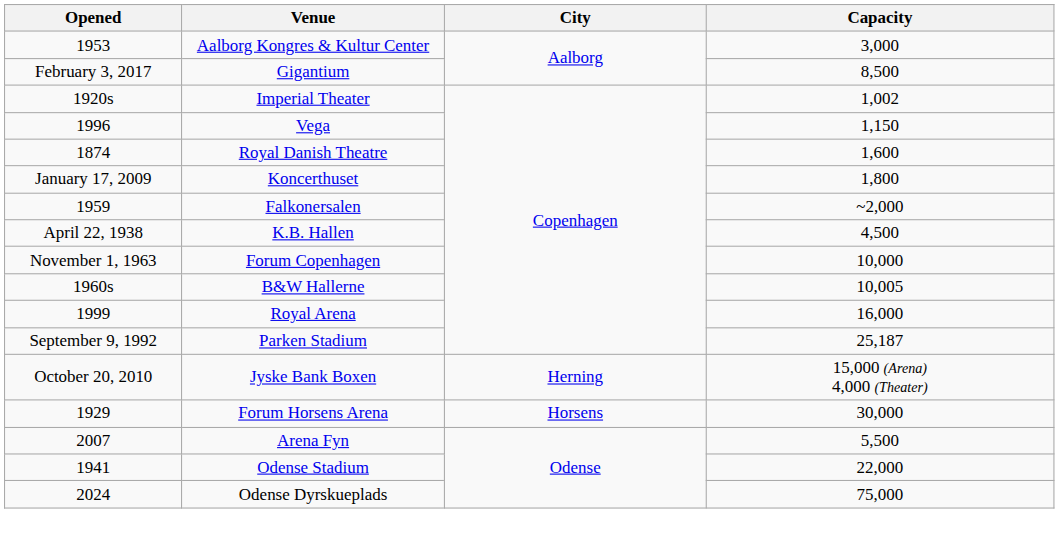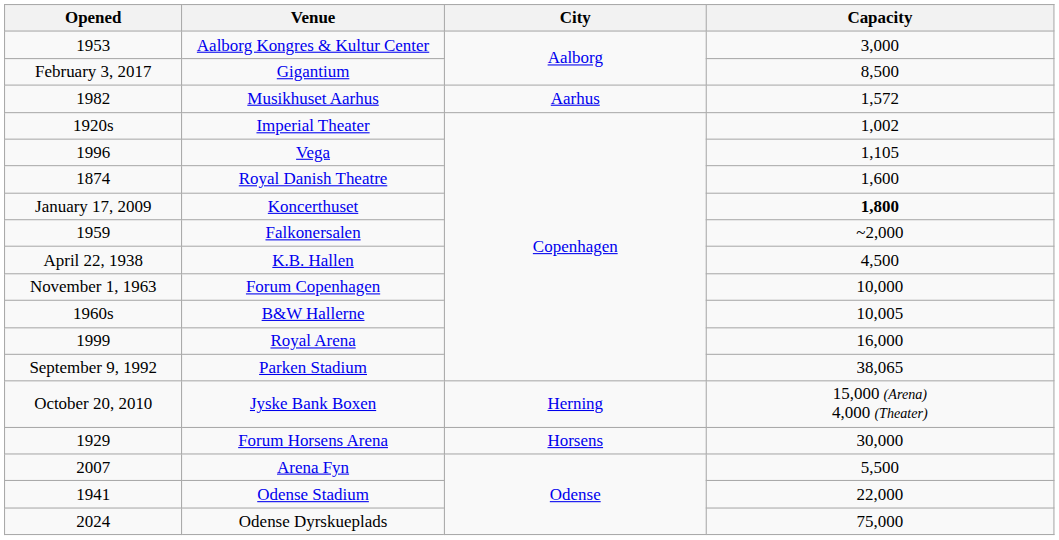+ row: (313, 98)
(880, 125) 1,150 -> (880, 152) 1,105
(880, 179) normal -> (880, 206) bold
(880, 340) 25,187 -> (880, 367) 38,065
